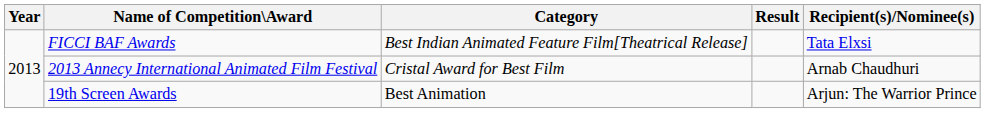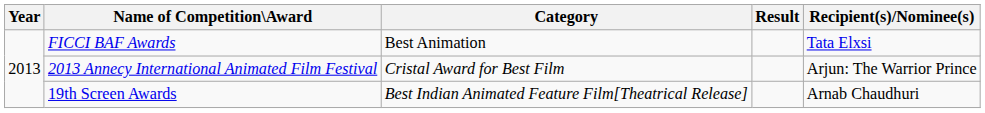(566, 42) Best Indian Animated Feature Film[Theatrical Release] -> (435, 42) Best Animation
(863, 68) Arnab Chaudhuri -> (892, 68) Arjun: The Warrior Prince
(435, 94) Best Animation -> (566, 94) Best Indian Animated Feature Film[Theatrical Release]
(892, 94) Arjun: The Warrior Prince -> (863, 94) Arnab Chaudhuri
